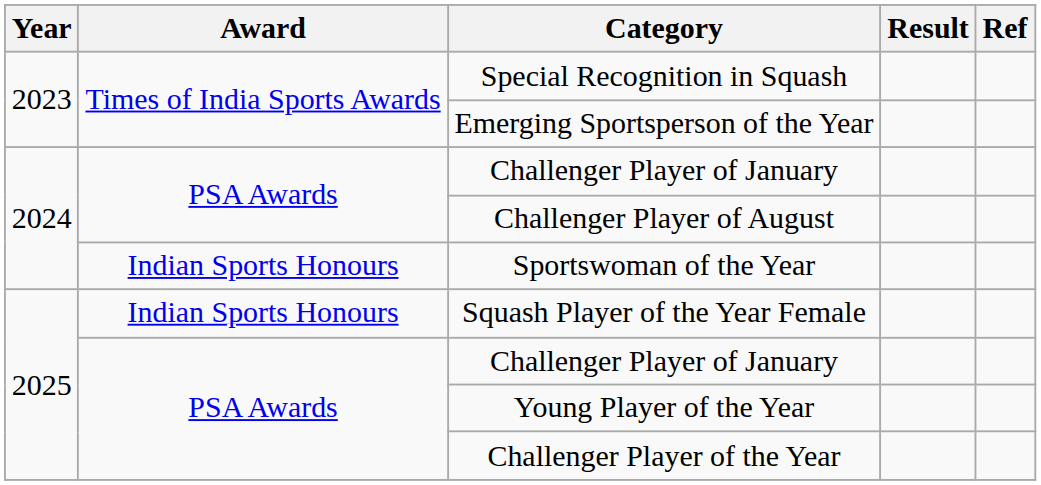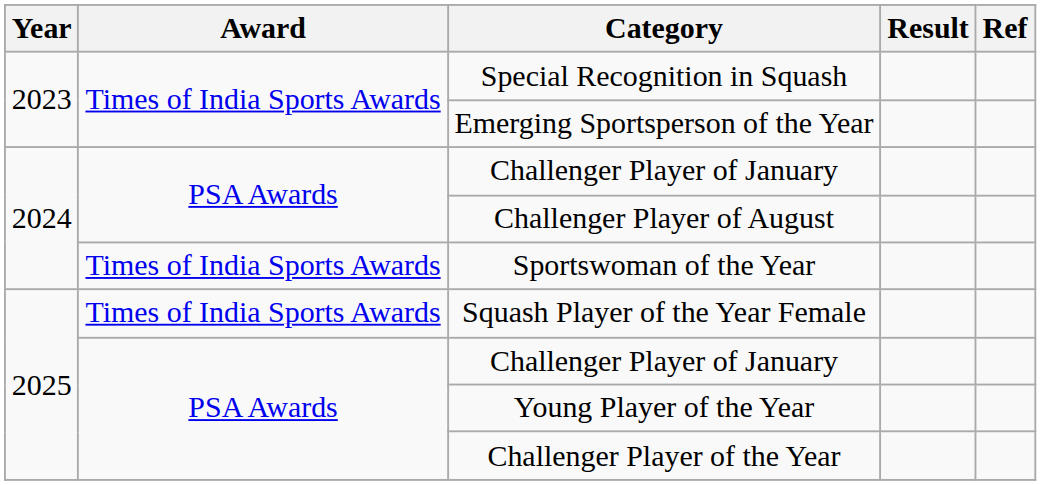(263, 265) Indian Sports Honours -> (263, 265) Times of India Sports Awards
(263, 312) Indian Sports Honours -> (263, 312) Times of India Sports Awards
